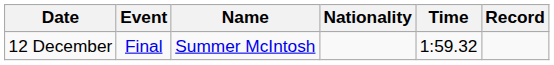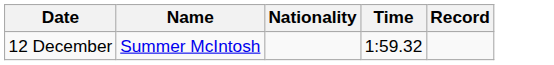- column: (144, 18)
